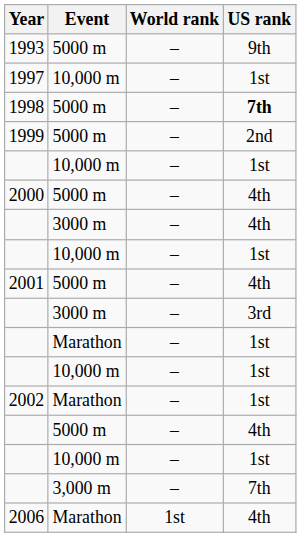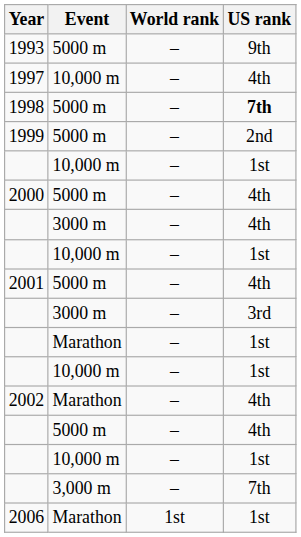(259, 77) 1st -> (259, 77) 4th
(259, 400) 1st -> (259, 400) 4th
(259, 517) 4th -> (259, 517) 1st
